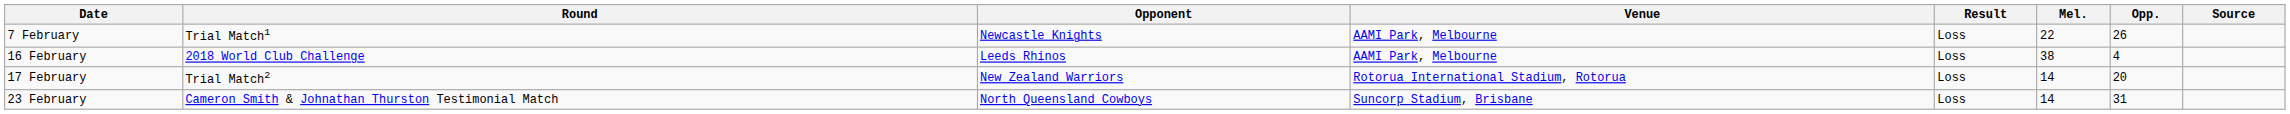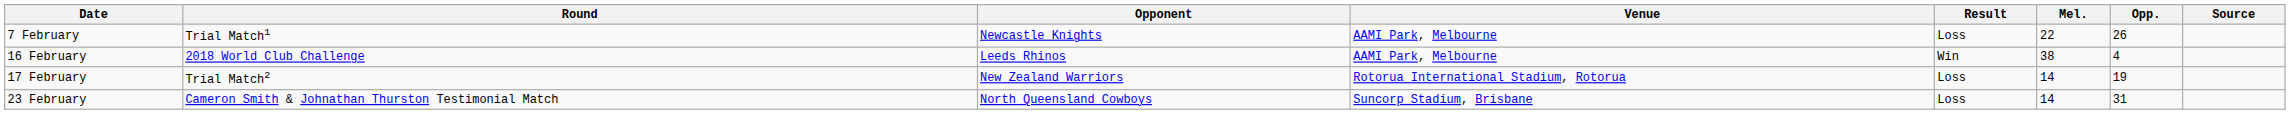(1952, 57) Loss -> (1948, 57) Win
(2120, 78) 20 -> (2120, 78) 19
